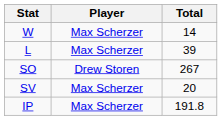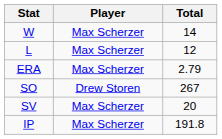(189, 50) 39 -> (190, 50) 12
+ row: (29, 69)
